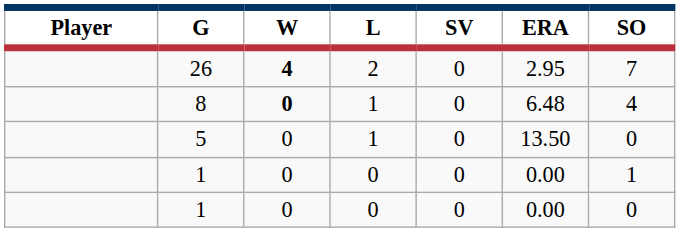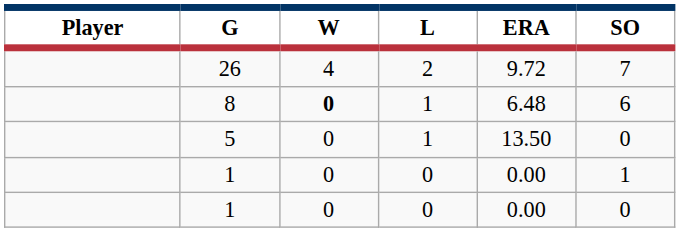- column: (459, 27)
(287, 68) bold -> (329, 68) normal
(545, 68) 2.95 -> (526, 68) 9.72
(631, 103) 4 -> (625, 103) 6
